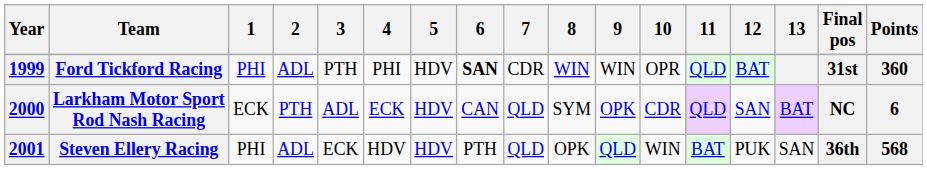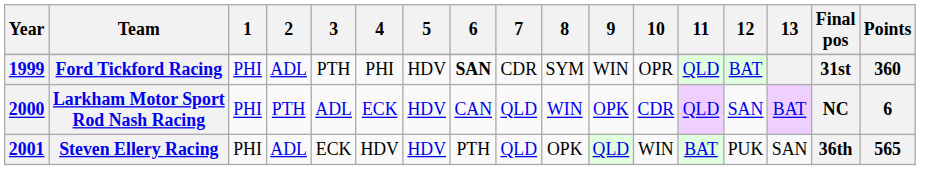(572, 69) WIN -> (565, 69) SYM
(251, 109) ECK -> (248, 109) PHI
(572, 109) SYM -> (565, 109) WIN
(895, 148) 568 -> (888, 148) 565
